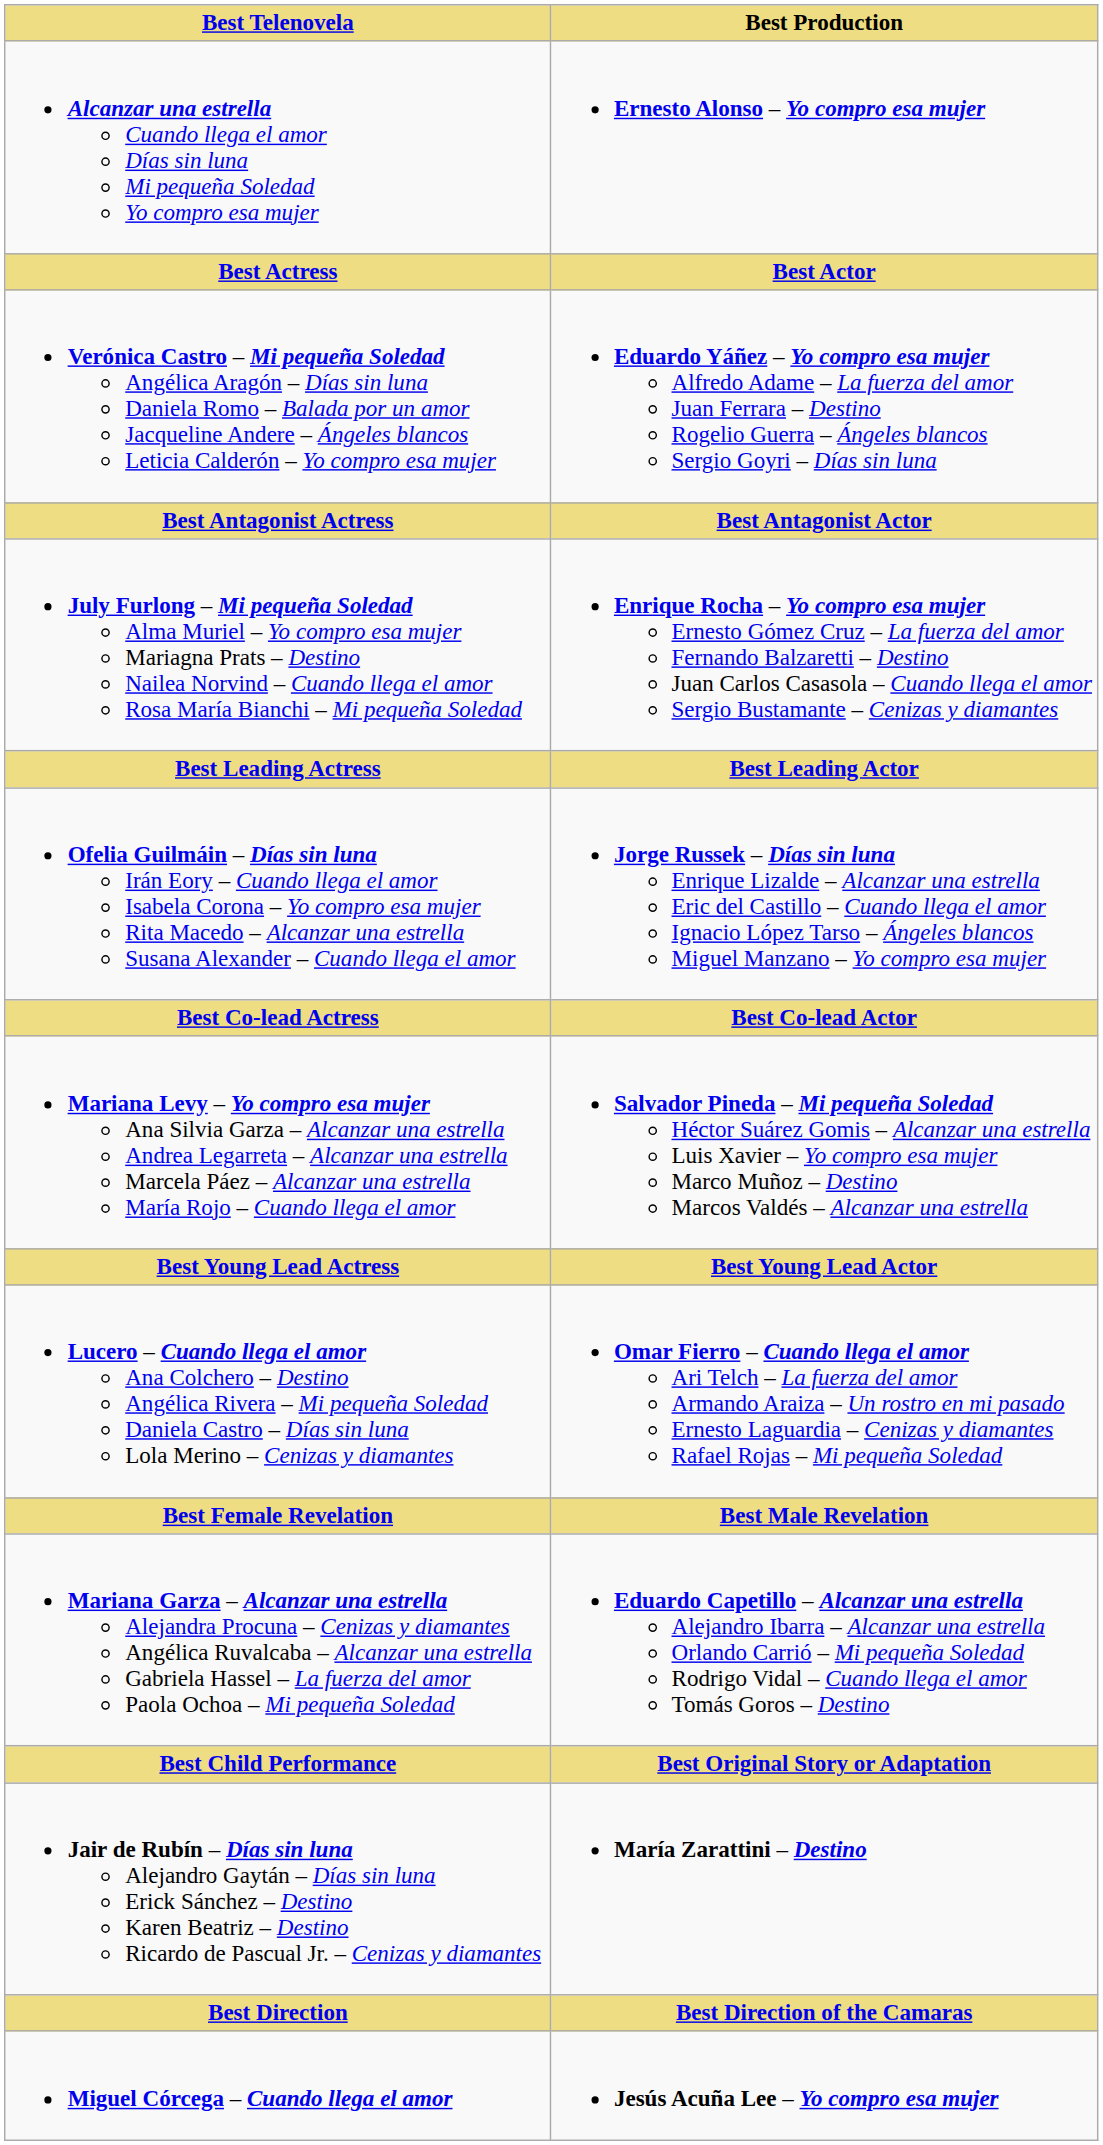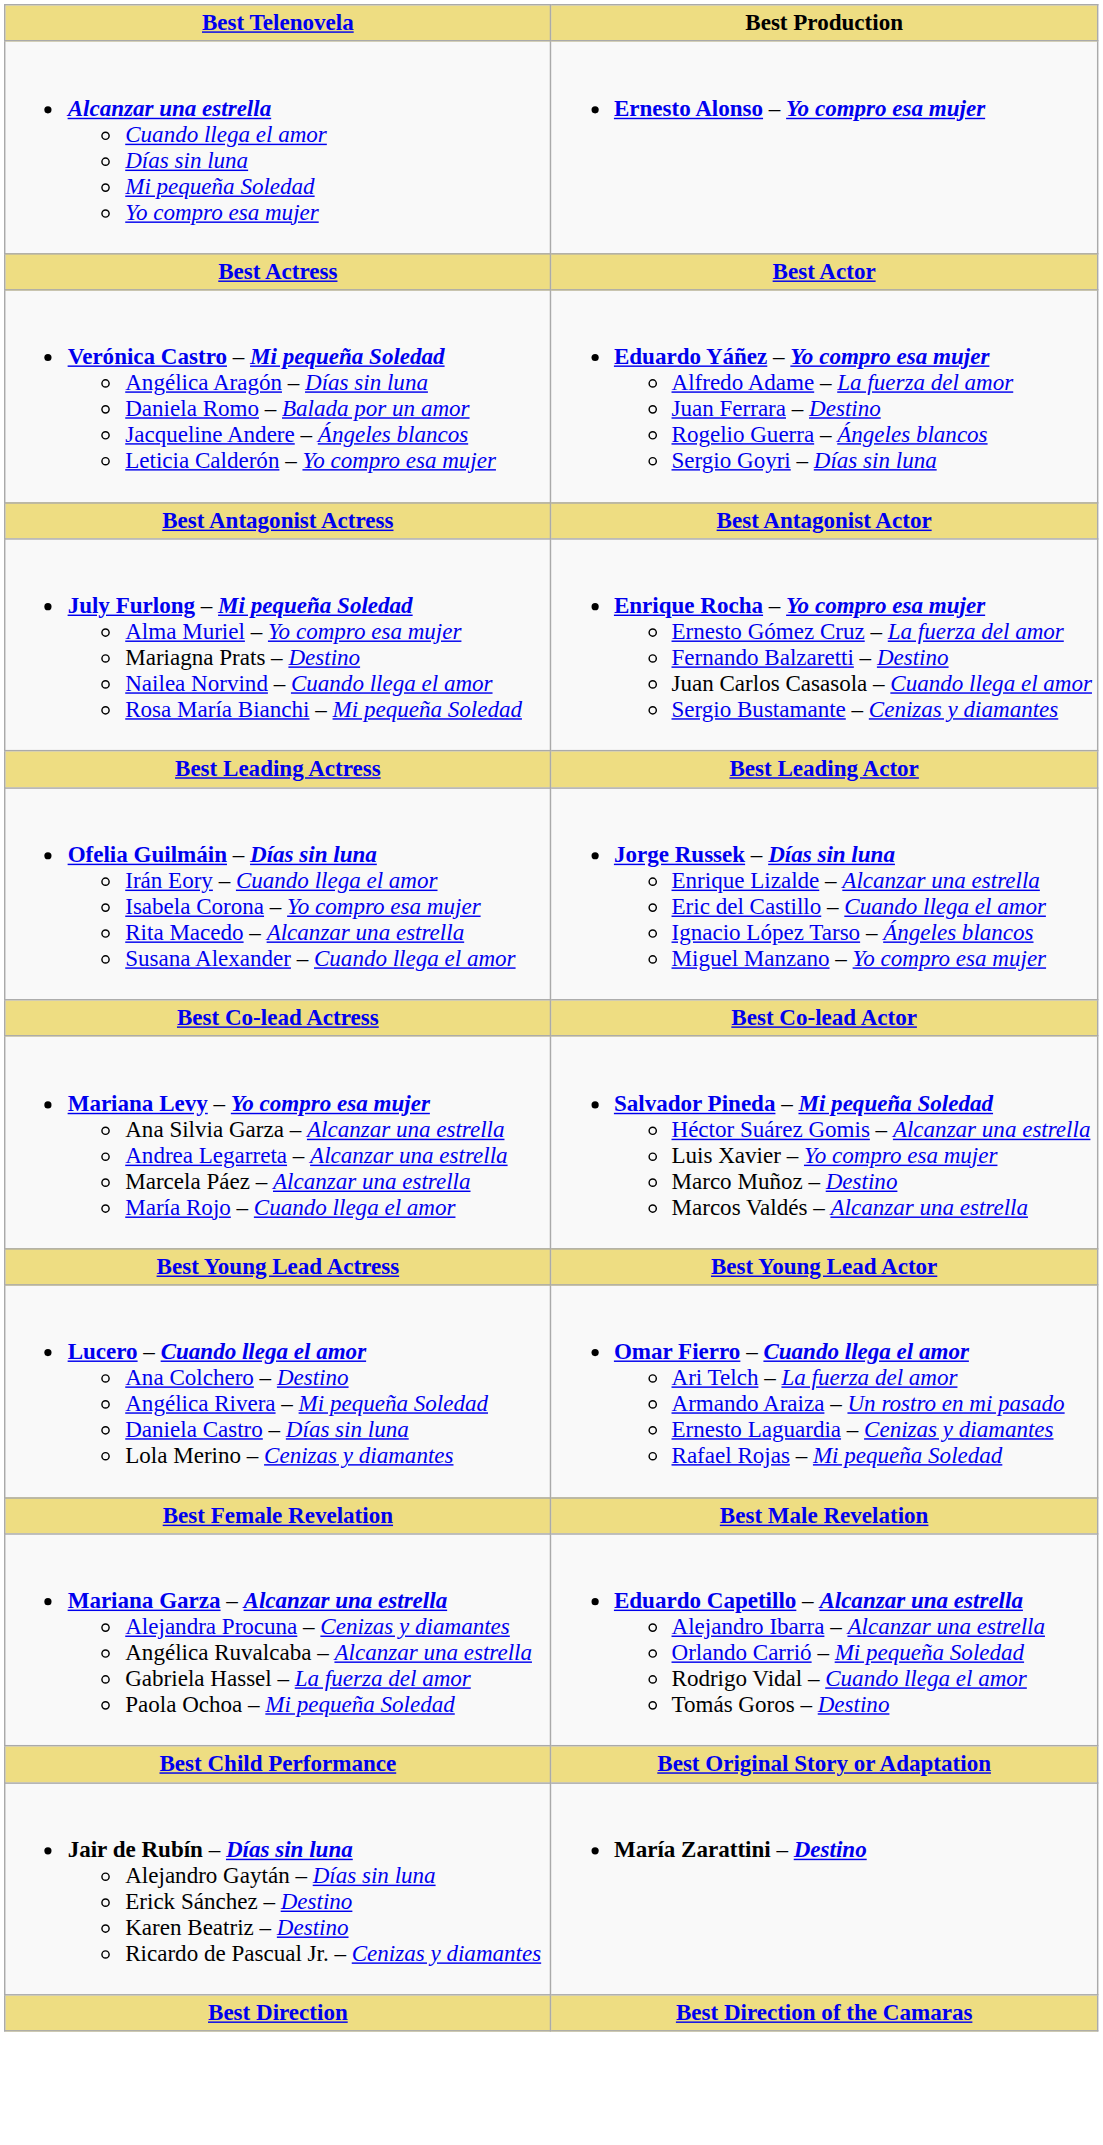- row: (278, 2099)
